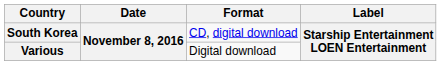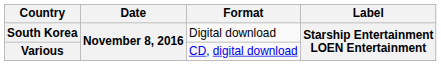(243, 32) CD, digital download -> (233, 32) Digital download
(233, 51) Digital download -> (243, 51) CD, digital download
